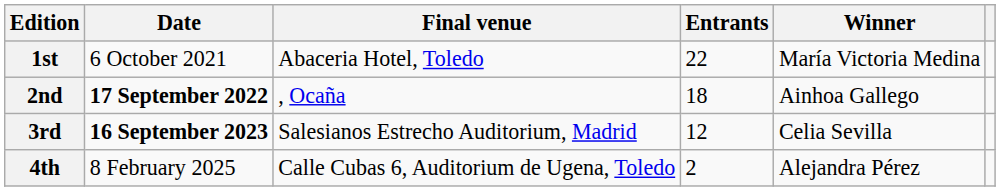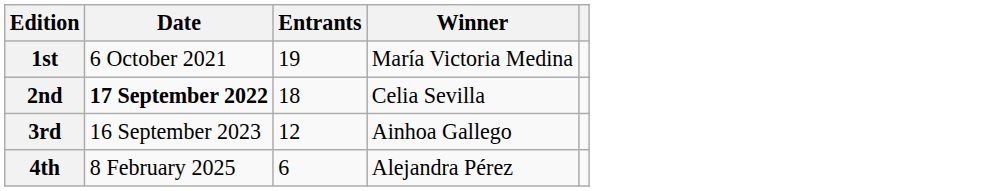- column: (477, 22)
(696, 59) 22 -> (289, 59) 19
(849, 95) Ainhoa Gallego -> (428, 95) Celia Sevilla
(179, 131) bold -> (175, 131) normal
(835, 131) Celia Sevilla -> (442, 131) Ainhoa Gallego
(691, 168) 2 -> (284, 168) 6
